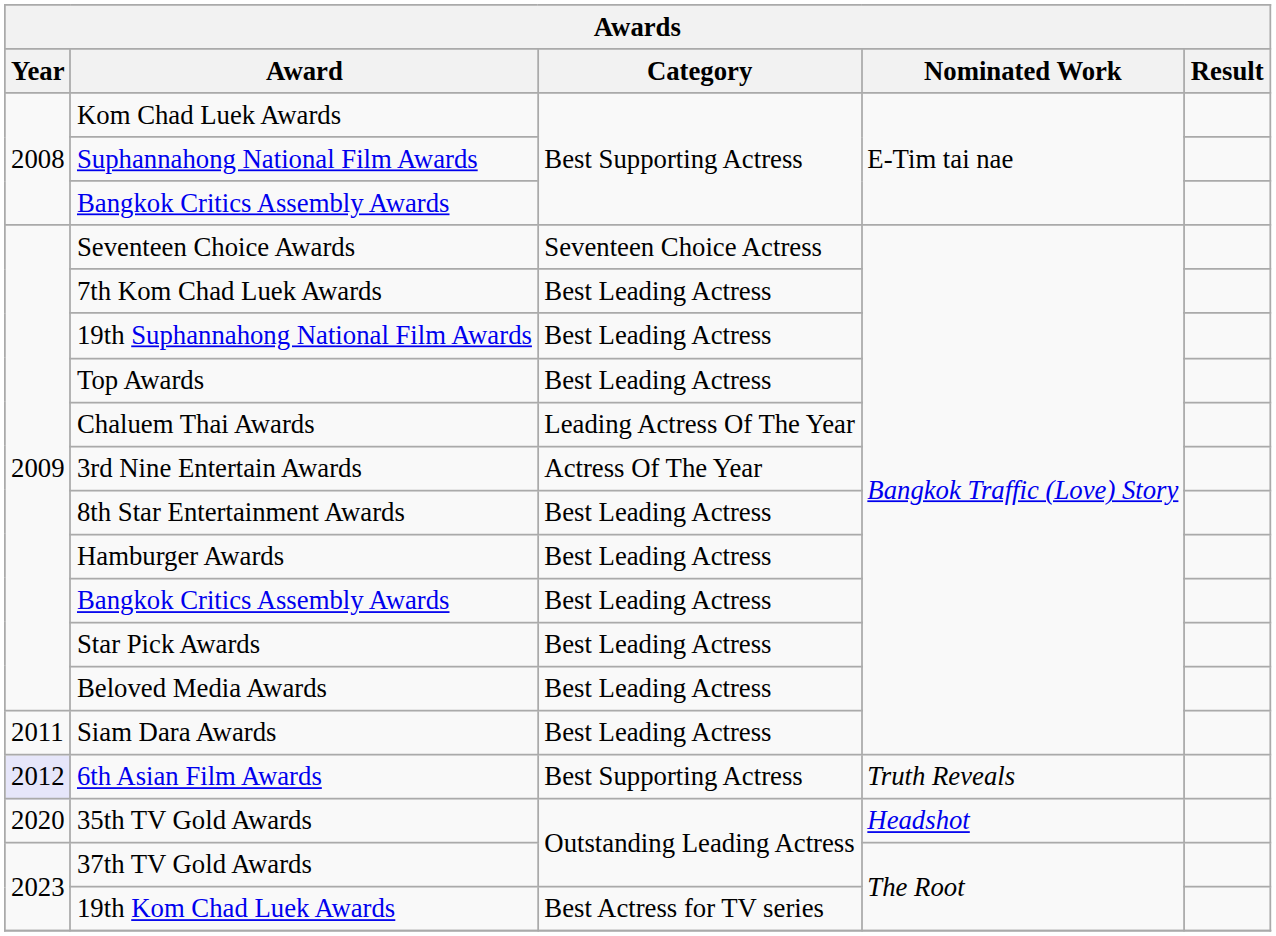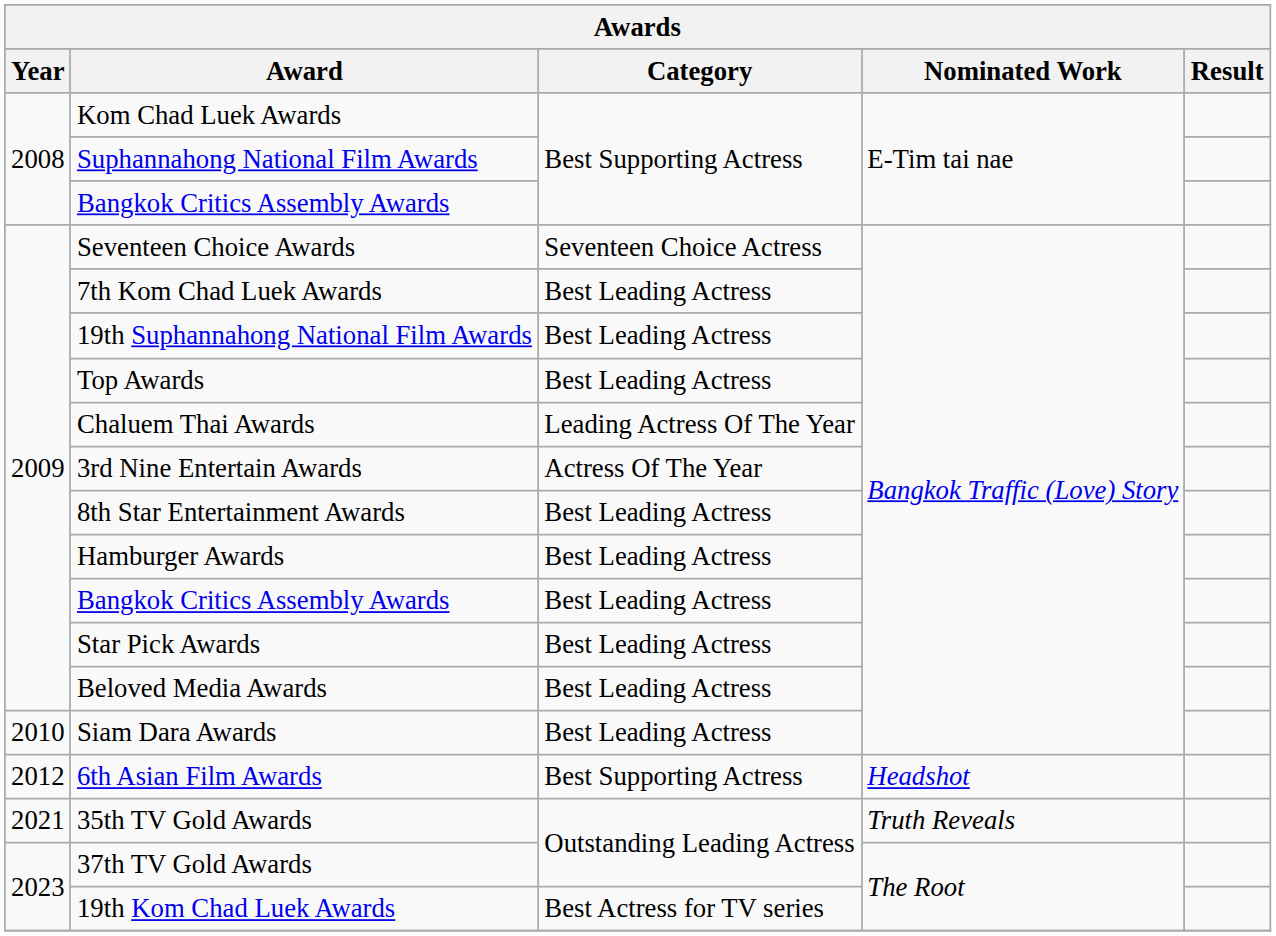(37, 732) 2011 -> (38, 732) 2010
(38, 776) lavender background -> (38, 776) no background
(941, 776) Truth Reveals -> (919, 776) Headshot
(38, 820) 2020 -> (38, 820) 2021
(919, 820) Headshot -> (941, 820) Truth Reveals
